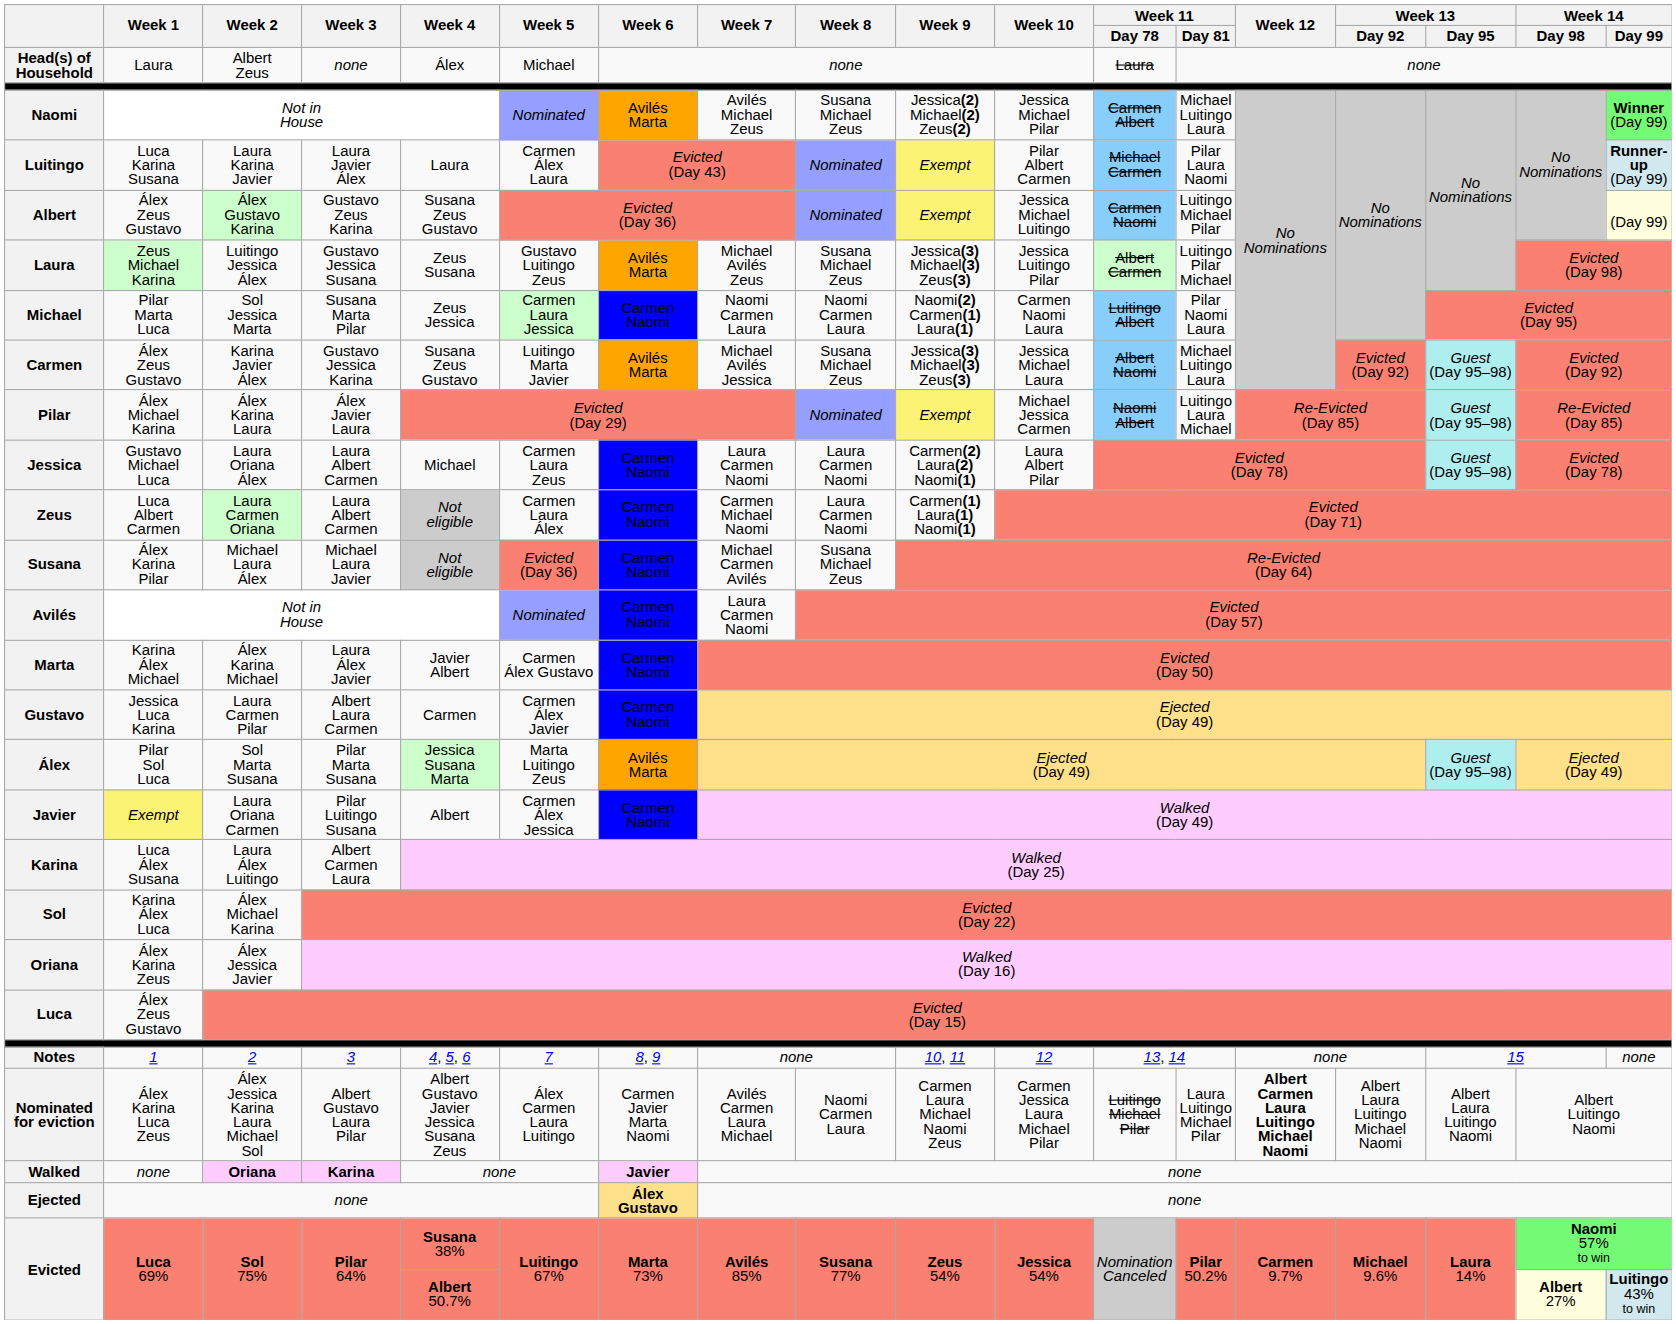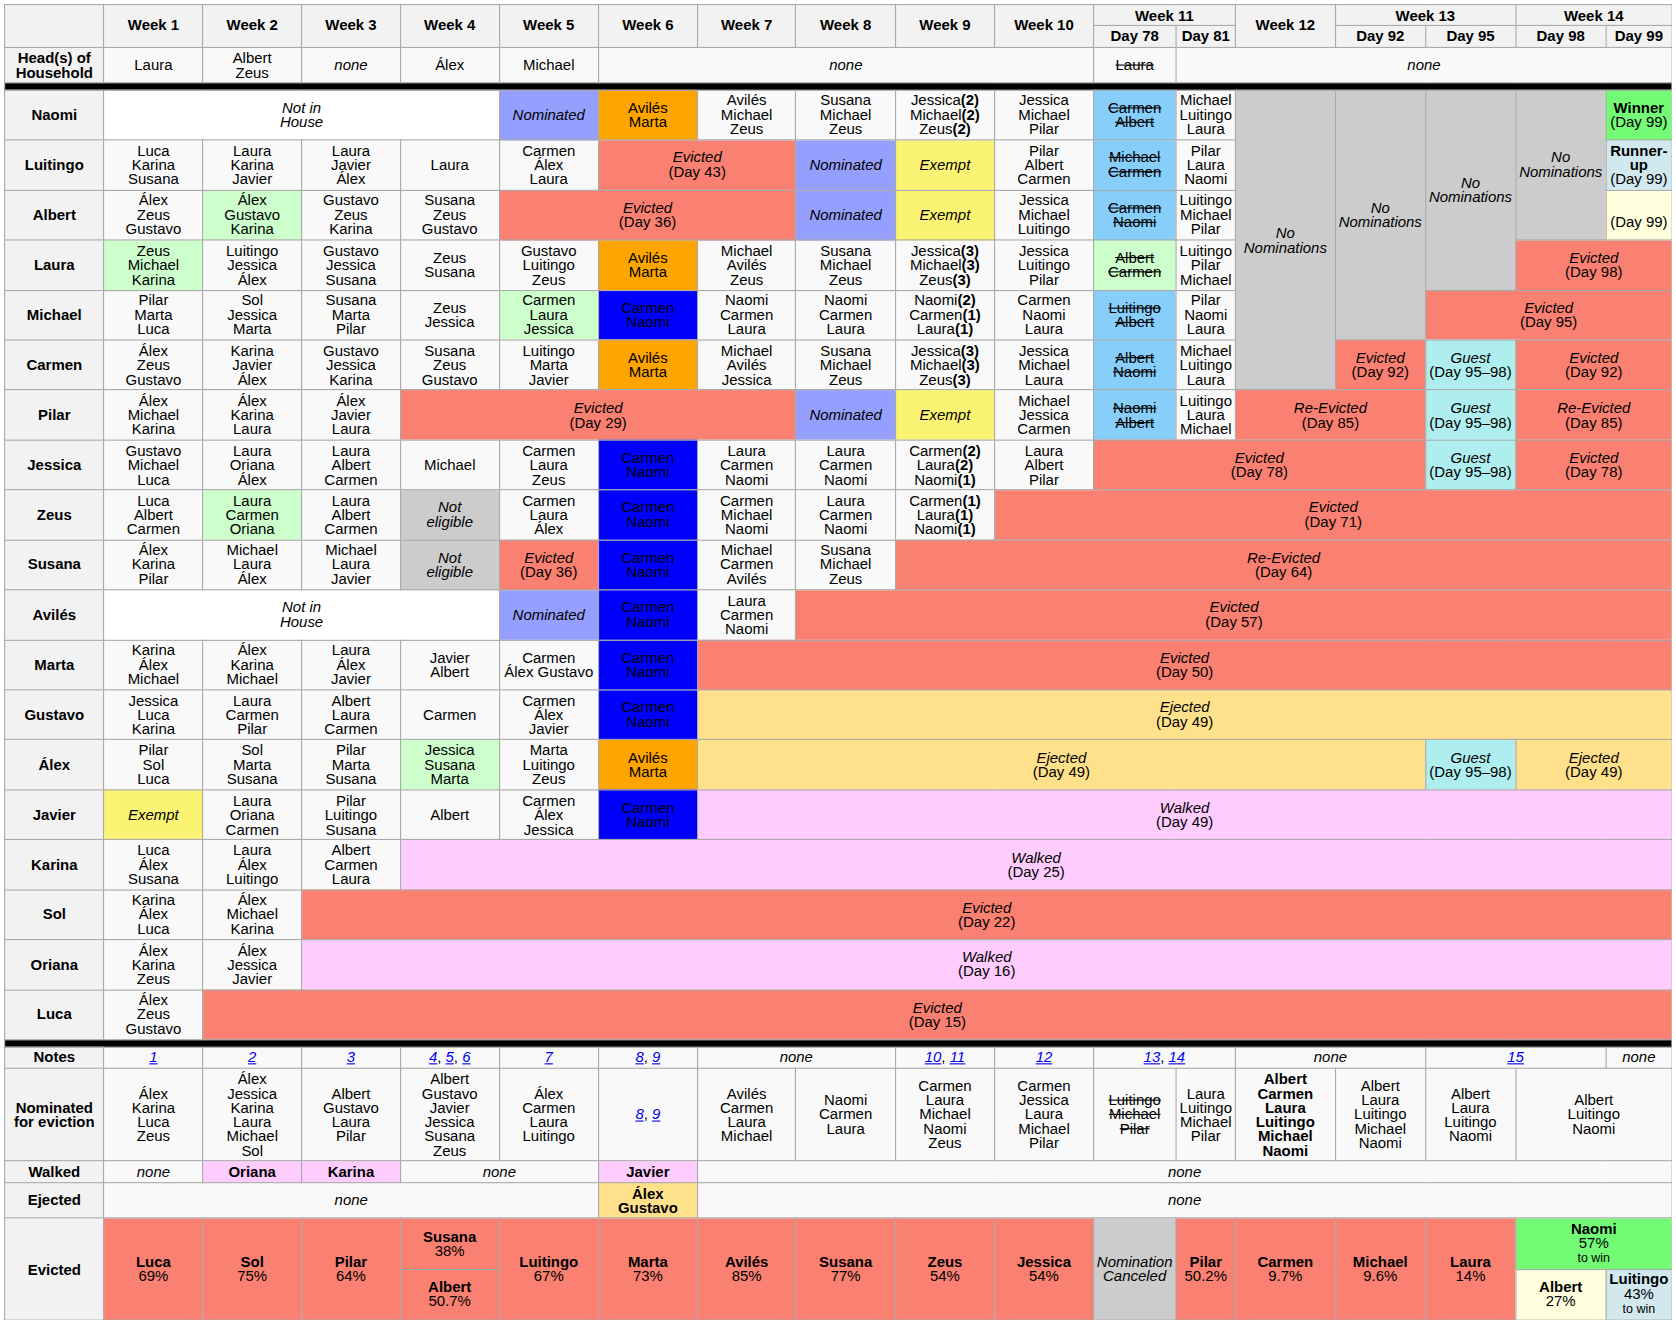(648, 1114) Carmen Javier Marta Naomi -> (648, 1114) 8, 9
